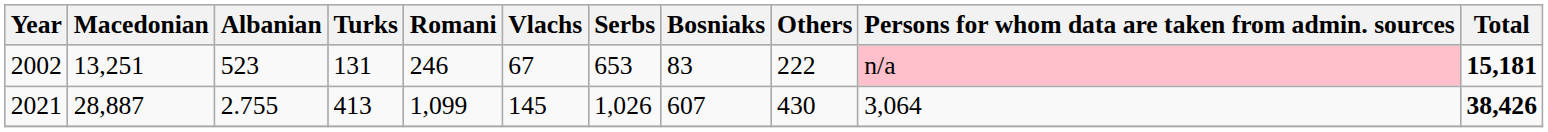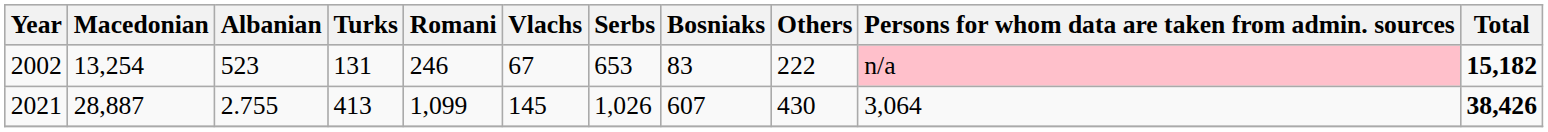(109, 65) 13,251 -> (109, 65) 13,254
(1502, 65) 15,181 -> (1502, 65) 15,182
